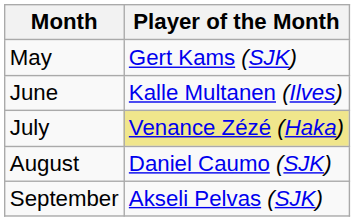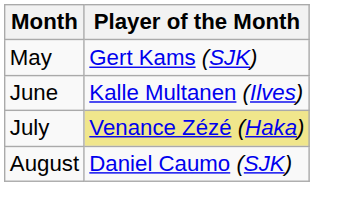- row: (64, 198)
